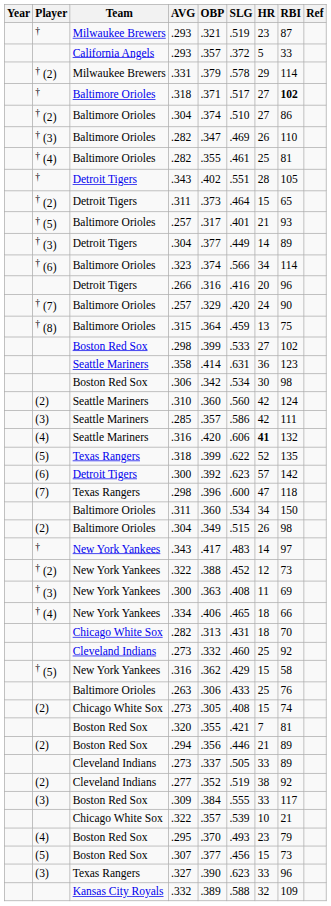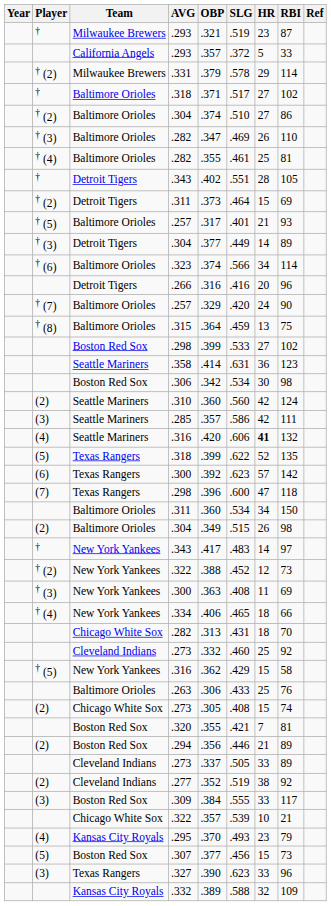(289, 94) bold -> (289, 94) normal
(286, 201) 65 -> (286, 201) 69
(105, 474) Detroit Tigers -> (106, 474) Texas Rangers
(110, 837) Boston Red Sox -> (118, 837) Kansas City Royals
